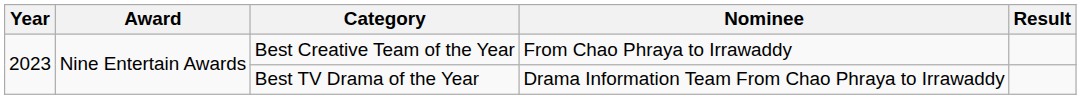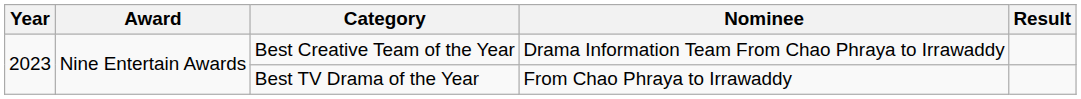(658, 49) From Chao Phraya to Irrawaddy -> (764, 49) Drama Information Team From Chao Phraya to Irrawaddy
(764, 79) Drama Information Team From Chao Phraya to Irrawaddy -> (658, 79) From Chao Phraya to Irrawaddy
